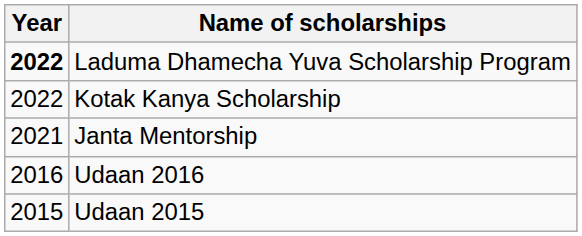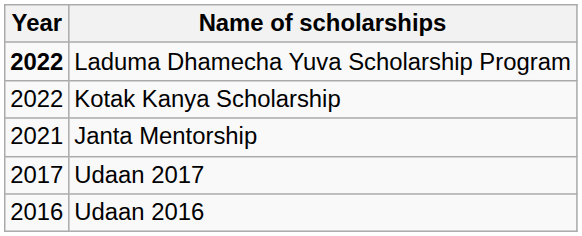+ row: (139, 174)
- row: (139, 212)
